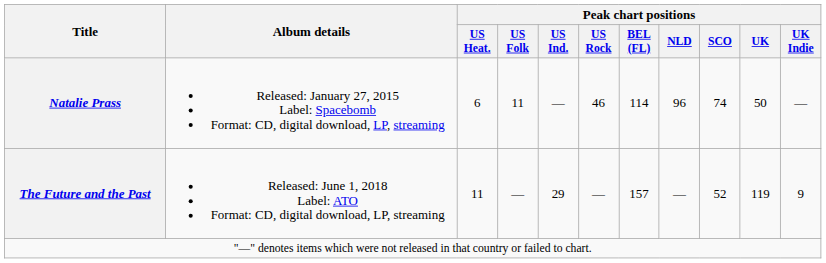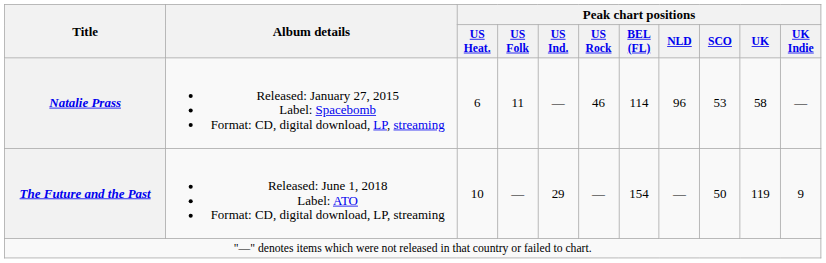(720, 103) 74 -> (720, 103) 53
(760, 103) 50 -> (760, 103) 58
(477, 193) 11 -> (477, 193) 10
(639, 193) 157 -> (639, 193) 154
(720, 193) 52 -> (720, 193) 50
